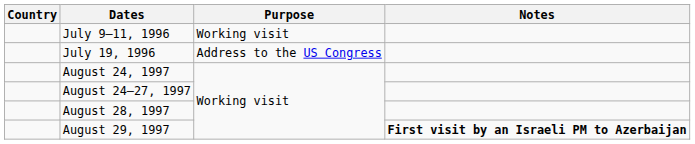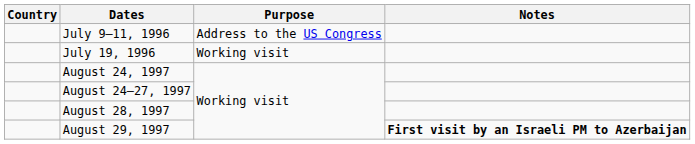(243, 33) Working visit -> (289, 33) Address to the US Congress
(289, 53) Address to the US Congress -> (243, 53) Working visit
